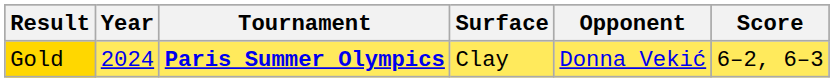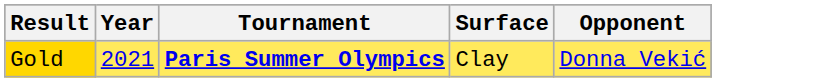- column: (770, 23)
(127, 59) 2024 -> (127, 59) 2021
